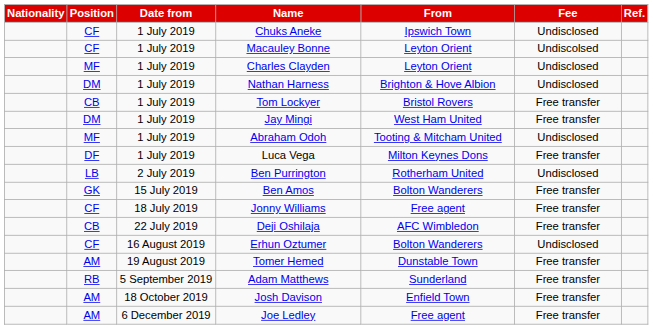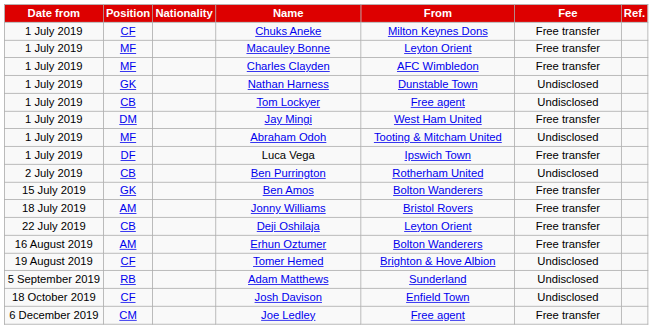columns swapped: (166, 14) <-> (36, 14)
(438, 31) Ipswich Town -> (438, 31) Milton Keynes Dons
(568, 31) Undisclosed -> (568, 31) Free transfer
(92, 49) CF -> (128, 49) MF
(568, 49) Undiscolsed -> (568, 49) Free transfer
(438, 67) Leyton Orient -> (438, 67) AFC Wimbledon
(568, 67) Undisclosed -> (568, 67) Free transfer
(92, 85) DM -> (128, 85) GK
(438, 85) Brighton & Hove Albion -> (438, 85) Dunstable Town
(438, 102) Bristol Rovers -> (438, 102) Free agent
(568, 102) Free transfer -> (568, 102) Undisclosed
(438, 156) Milton Keynes Dons -> (438, 156) Ipswich Town
(92, 173) LB -> (128, 173) CB
(92, 209) CF -> (128, 209) AM
(438, 209) Free agent -> (438, 209) Bristol Rovers
(438, 227) AFC Wimbledon -> (438, 227) Leyton Orient
(92, 244) CF -> (128, 244) AM
(568, 244) Undisclosed -> (568, 244) Free transfer
(92, 262) AM -> (128, 262) CF
(438, 262) Dunstable Town -> (438, 262) Brighton & Hove Albion
(568, 262) Free transfer -> (568, 262) Undisclosed
(568, 280) Free transfer -> (568, 280) Undisclosed
(92, 298) AM -> (128, 298) CF
(568, 298) Free transfer -> (568, 298) Undisclosed
(92, 315) AM -> (128, 315) CM
